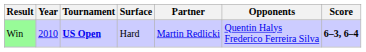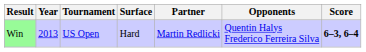(48, 33) 2010 -> (48, 33) 2013
(82, 33) bold -> (81, 33) normal
